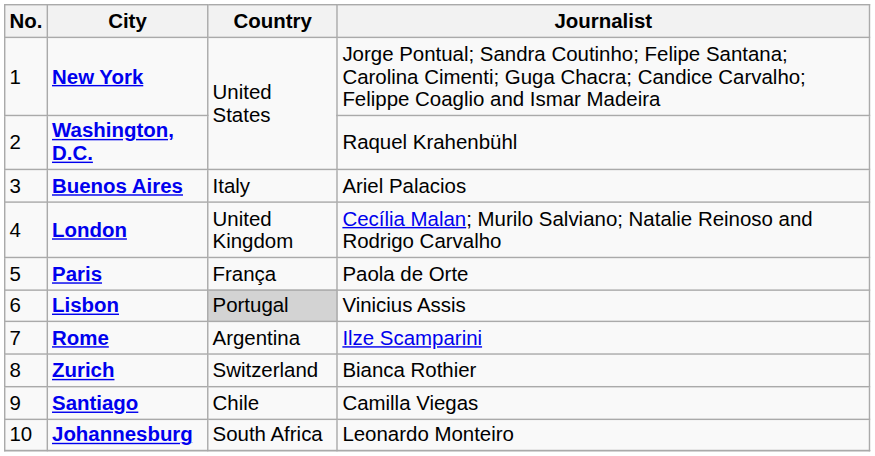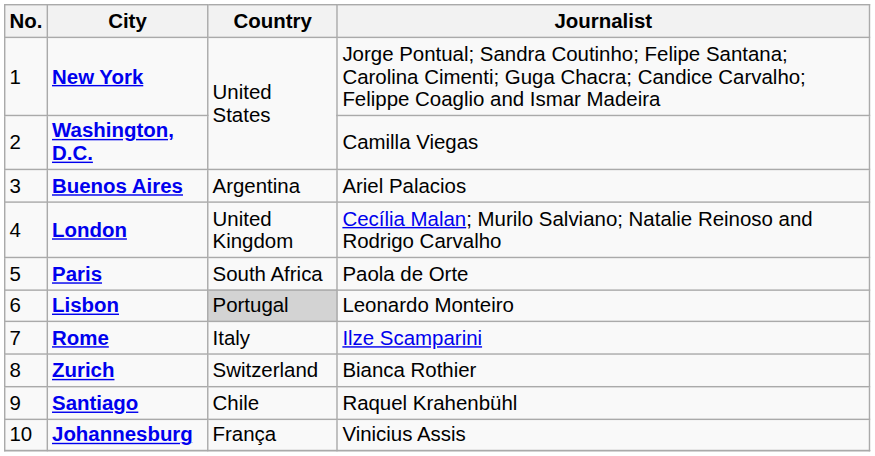(430, 143) Raquel Krahenbühl -> (410, 143) Camilla Viegas
(231, 186) Italy -> (256, 186) Argentina
(244, 274) França -> (268, 274) South Africa
(404, 306) Vinicius Assis -> (428, 306) Leonardo Monteiro
(256, 338) Argentina -> (231, 338) Italy
(410, 403) Camilla Viegas -> (430, 403) Raquel Krahenbühl
(268, 435) South Africa -> (244, 435) França
(428, 435) Leonardo Monteiro -> (404, 435) Vinicius Assis
